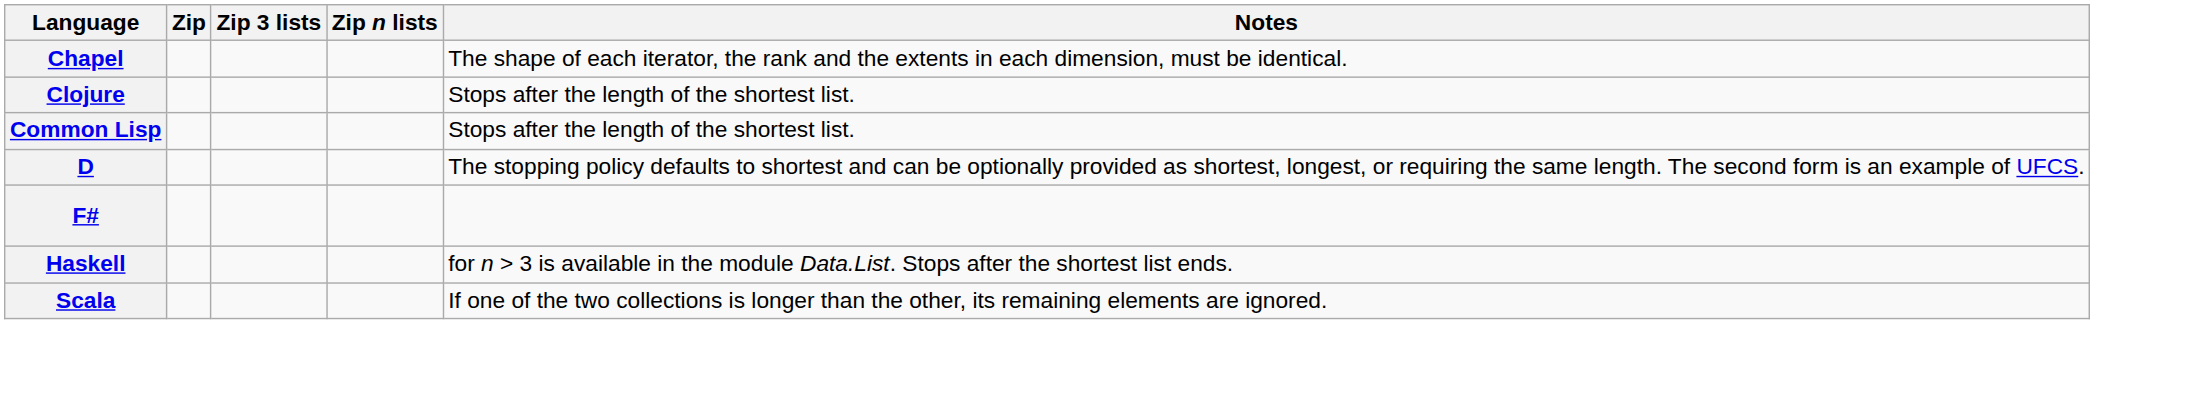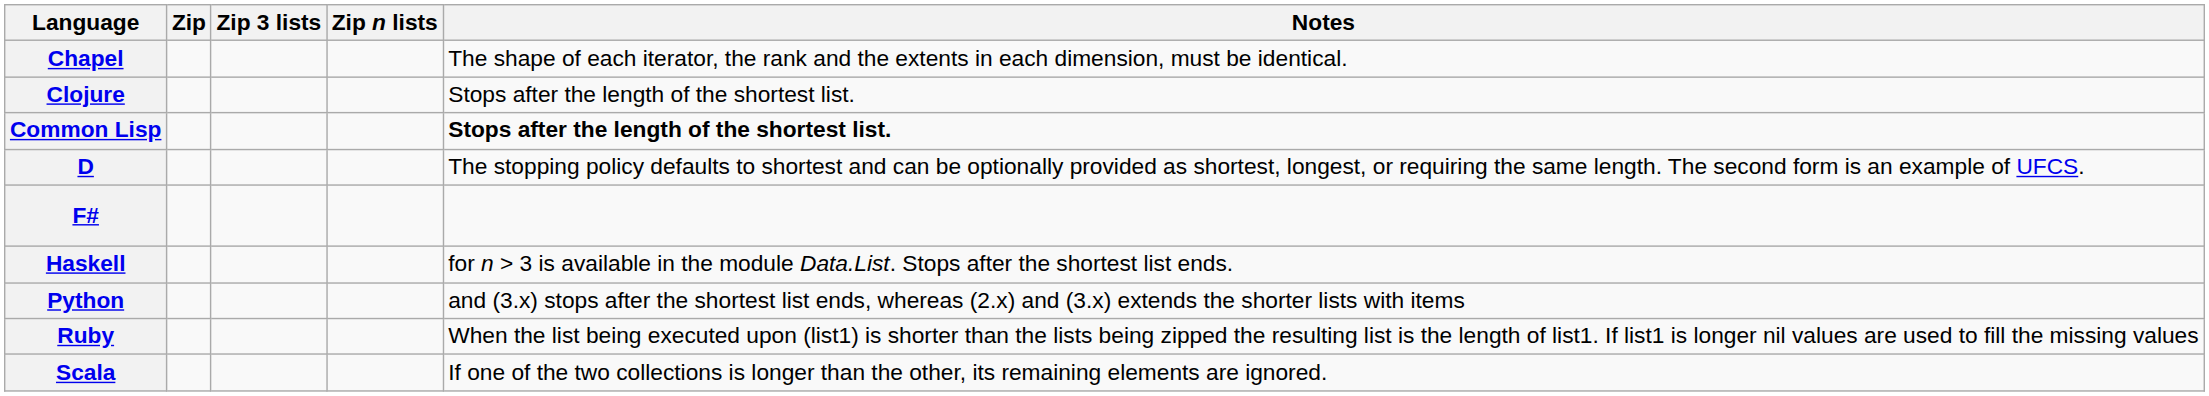(652, 130) normal -> (670, 130) bold
+ row: (86, 300)
+ row: (86, 336)
